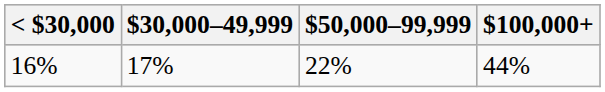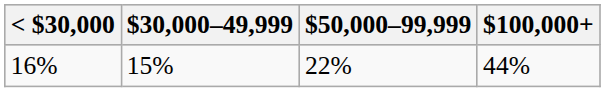(150, 65) 17% -> (150, 65) 15%
